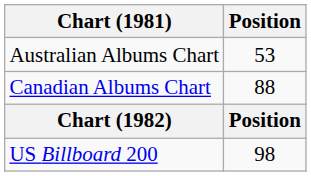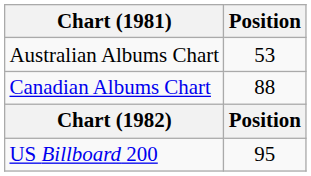(265, 154) 98 -> (265, 154) 95
